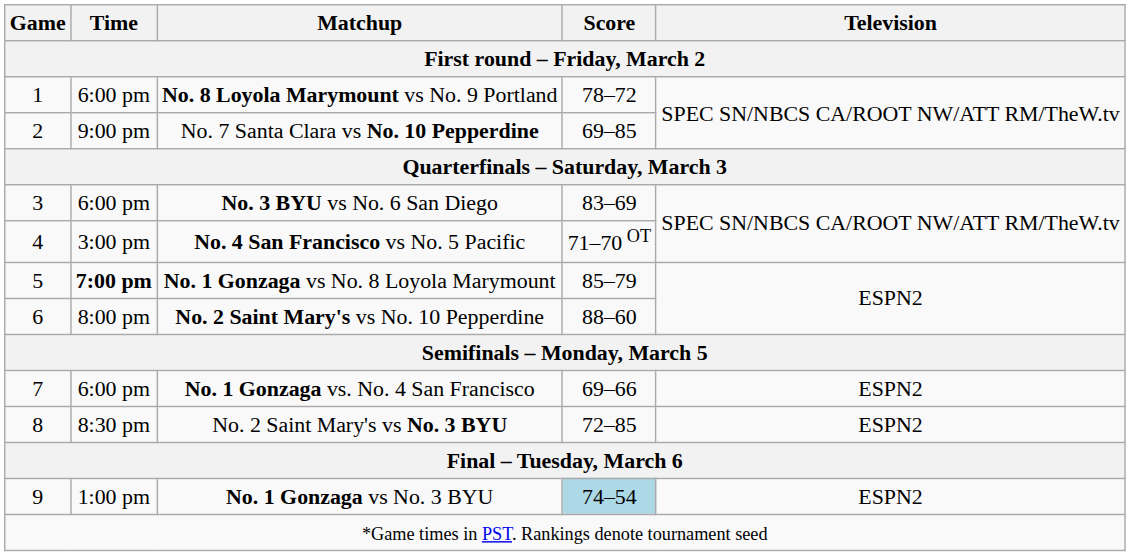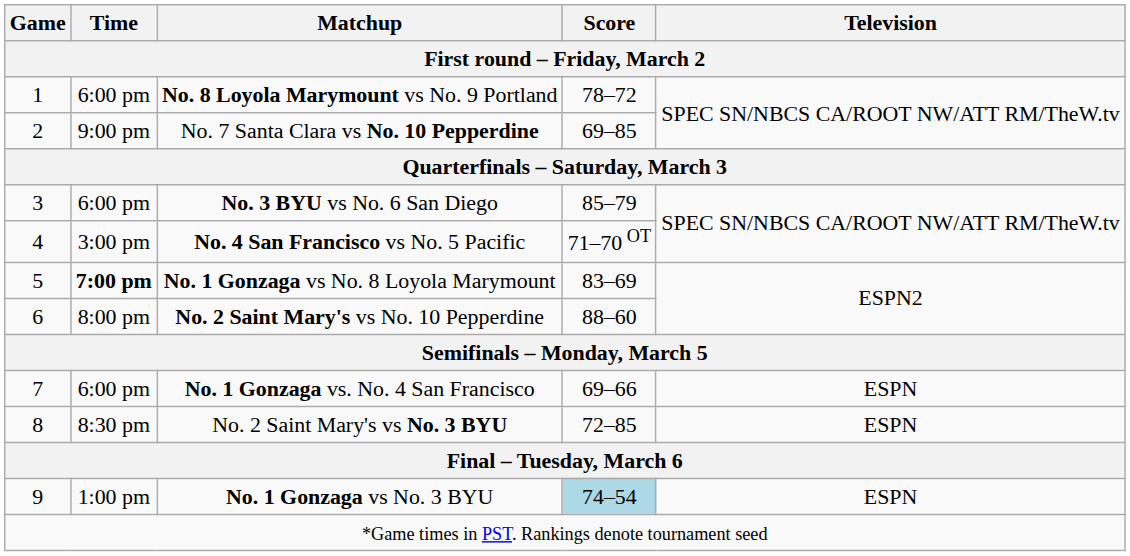(609, 203) 83–69 -> (609, 203) 85–79
(609, 279) 85–79 -> (609, 279) 83–69
(891, 388) ESPN2 -> (891, 388) ESPN
(891, 424) ESPN2 -> (891, 424) ESPN
(891, 496) ESPN2 -> (891, 496) ESPN
